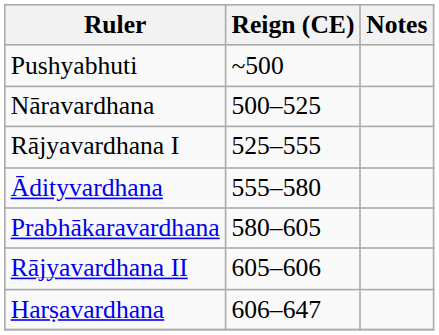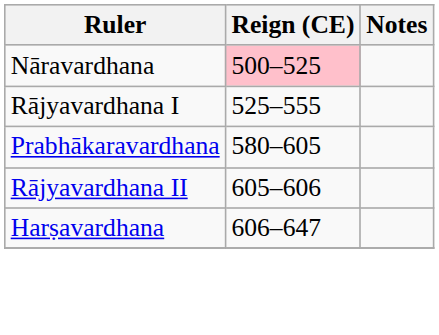- row: (74, 65)
(276, 106) no background -> (276, 65) pink background
- row: (87, 187)
